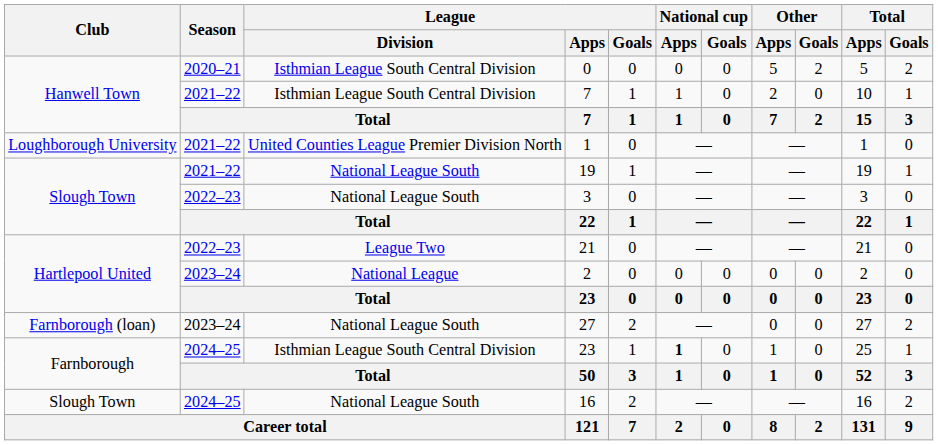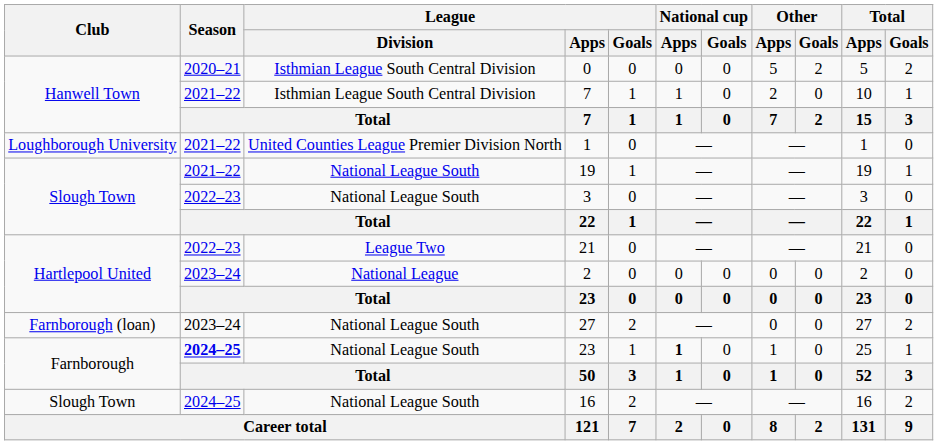(212, 350) normal -> (212, 350) bold
(405, 350) Isthmian League South Central Division -> (405, 350) National League South
